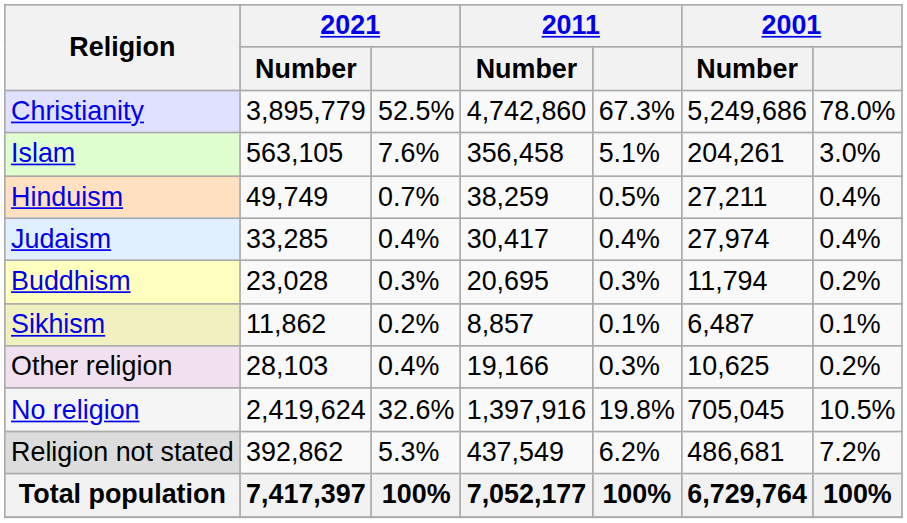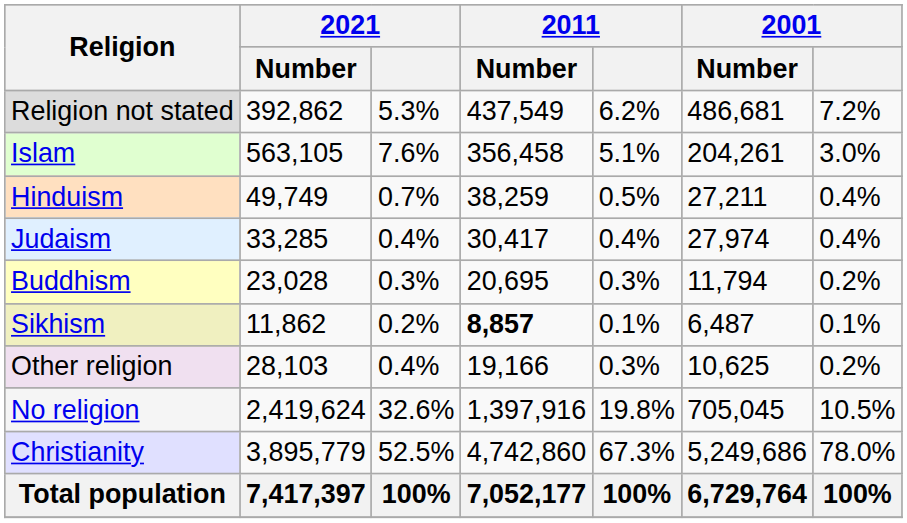rows swapped: (78, 111) <-> (122, 452)
(500, 324) normal -> (500, 324) bold
